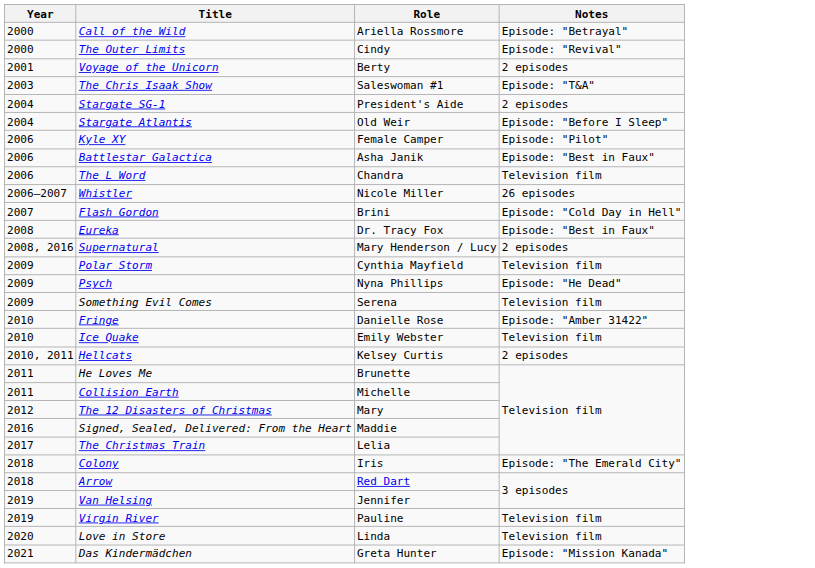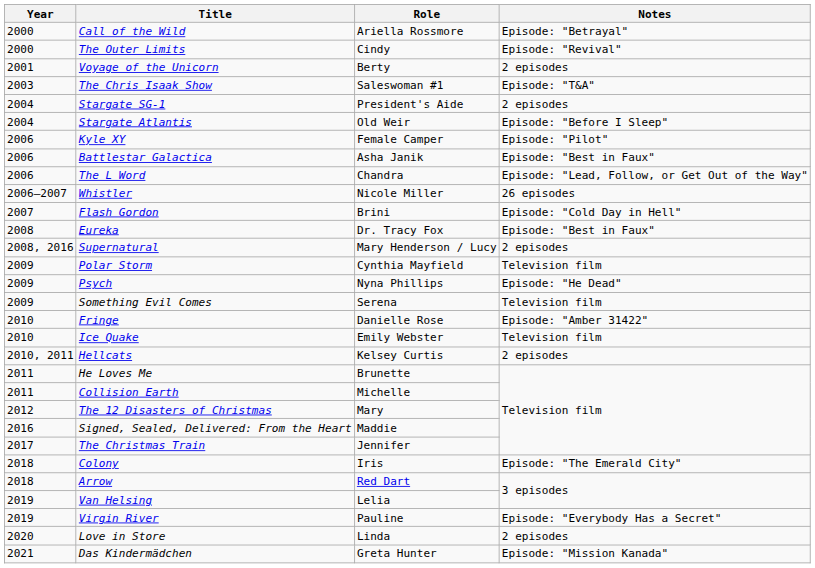(552, 176) Television film -> (655, 176) Episode: "Lead, Follow, or Get Out of the Way"
(374, 446) Lelia -> (383, 446) Jennifer
(383, 500) Jennifer -> (374, 500) Lelia
(552, 518) Television film -> (612, 518) Episode: "Everybody Has a Secret"
(552, 536) Television film -> (535, 536) 2 episodes
